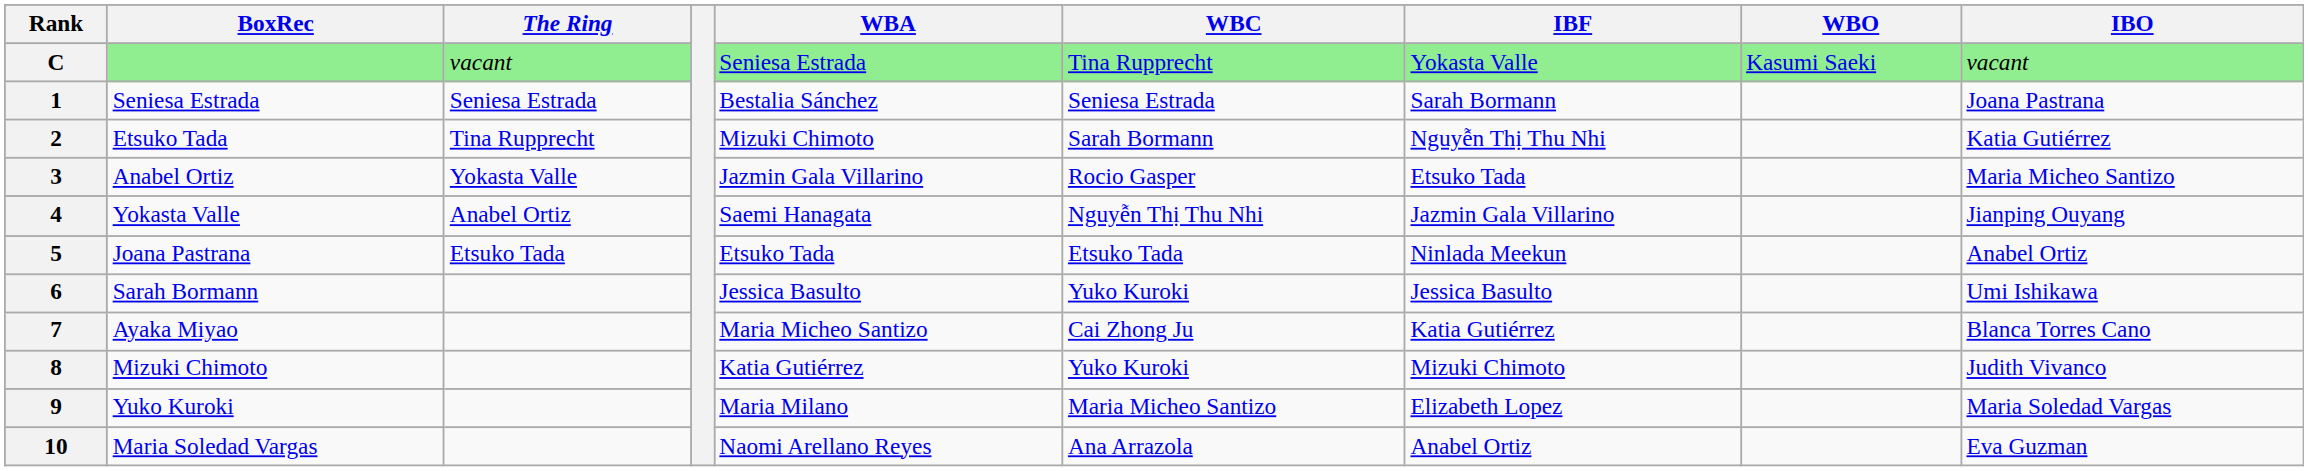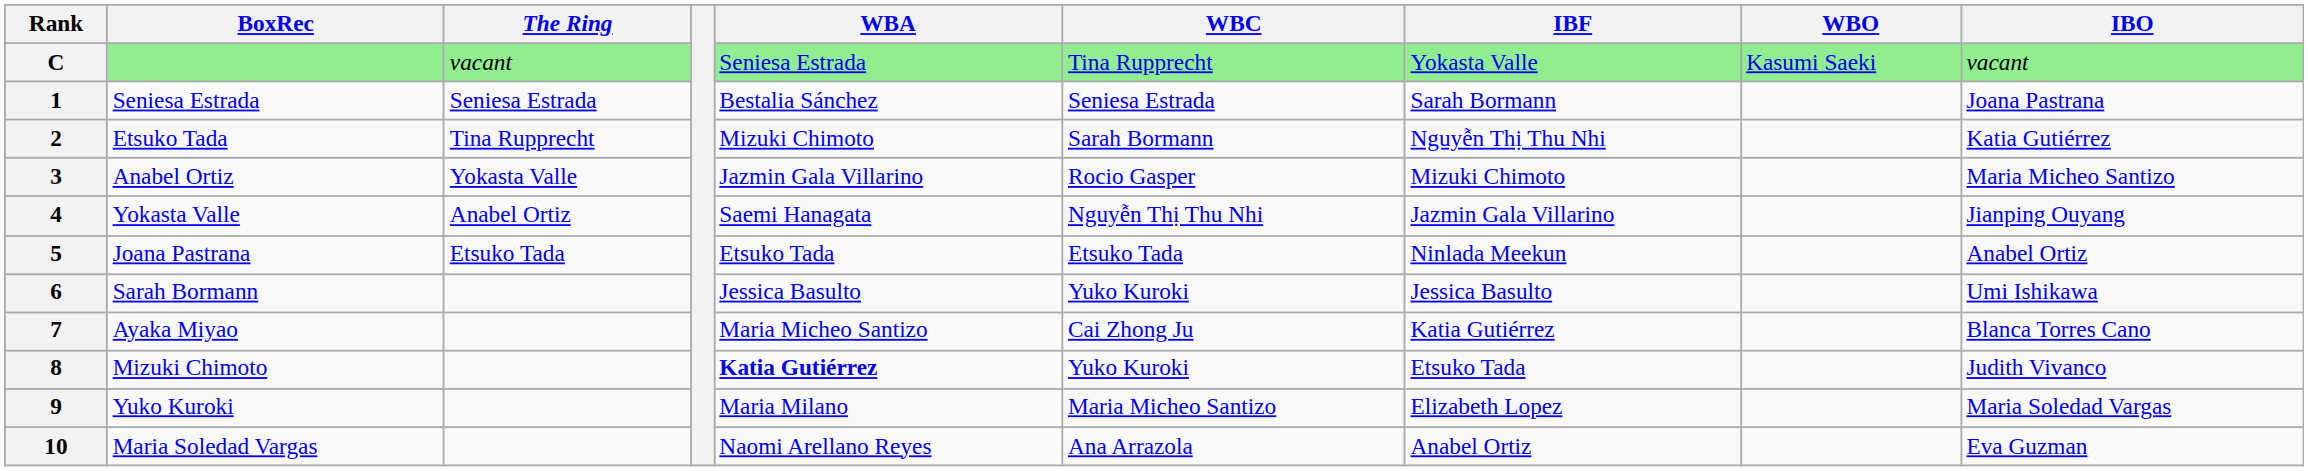(1468, 177) Etsuko Tada -> (1488, 177) Mizuki Chimoto
(791, 369) normal -> (798, 369) bold
(1488, 369) Mizuki Chimoto -> (1468, 369) Etsuko Tada
